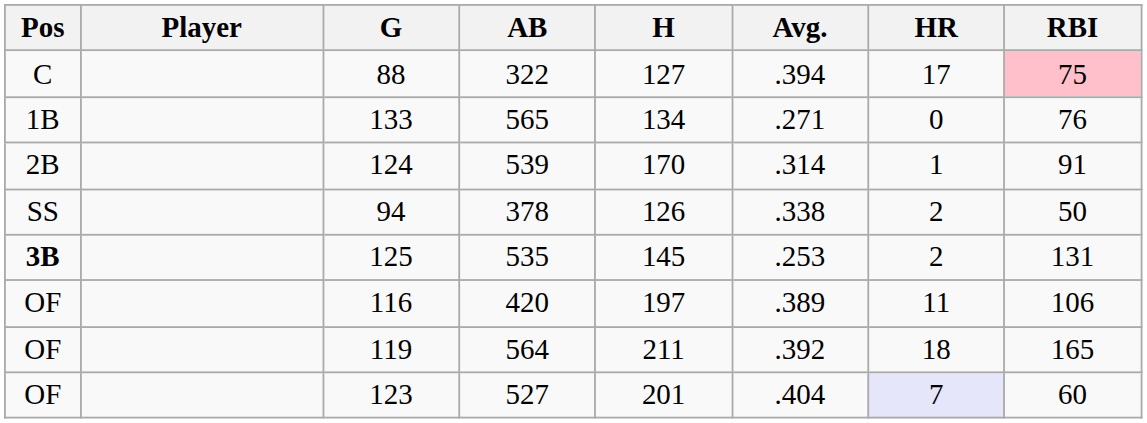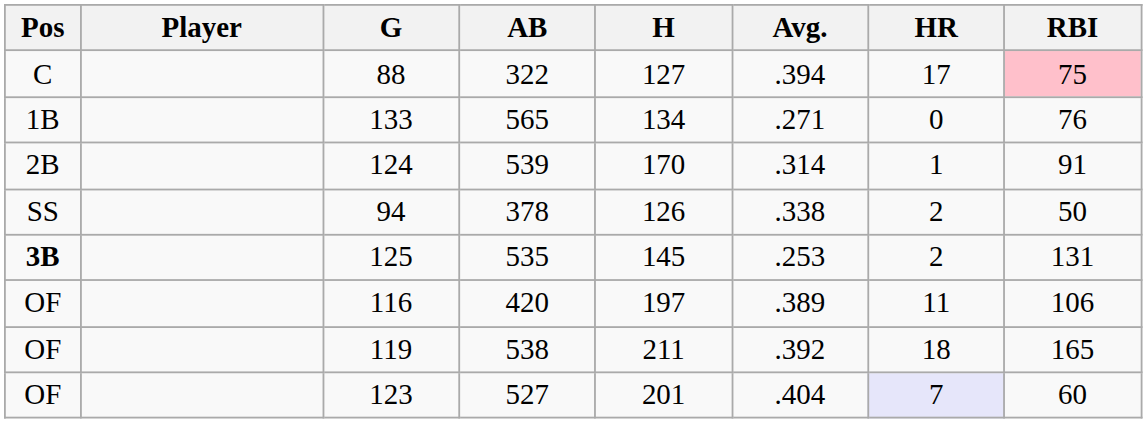(527, 348) 564 -> (527, 348) 538
